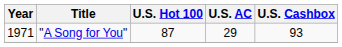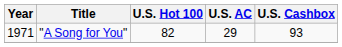(168, 33) 87 -> (168, 33) 82
